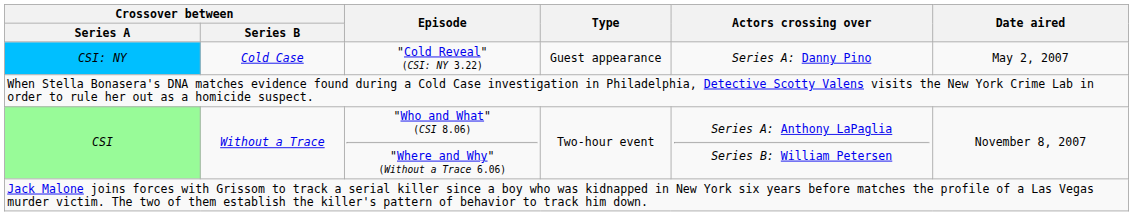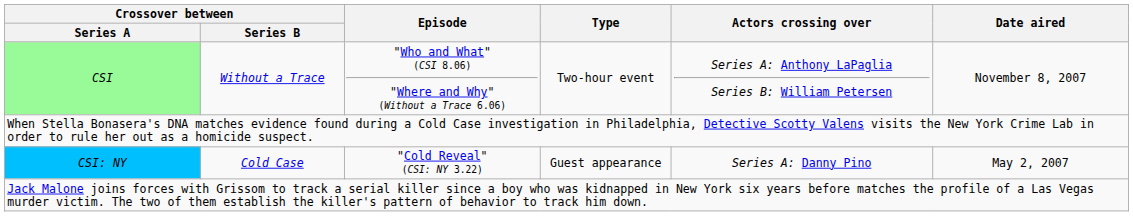rows swapped: (102, 58) <-> (102, 143)
